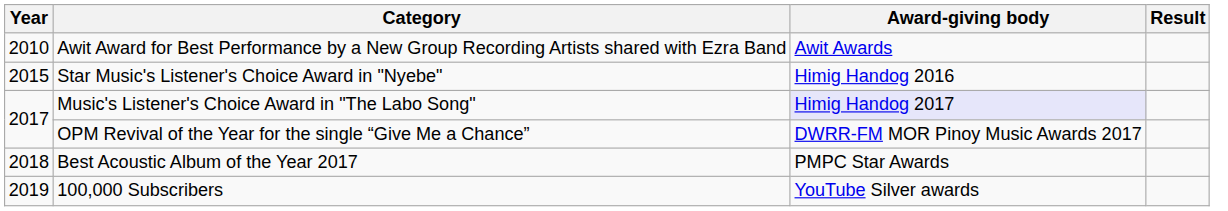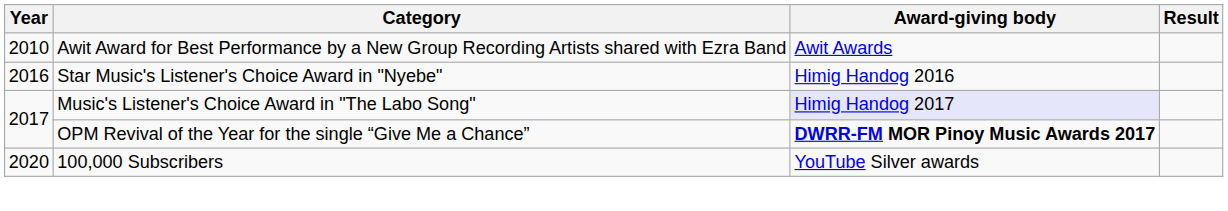(29, 76) 2015 -> (29, 76) 2016
(968, 133) normal -> (975, 133) bold
- row: (208, 162)
(29, 190) 2019 -> (29, 162) 2020
